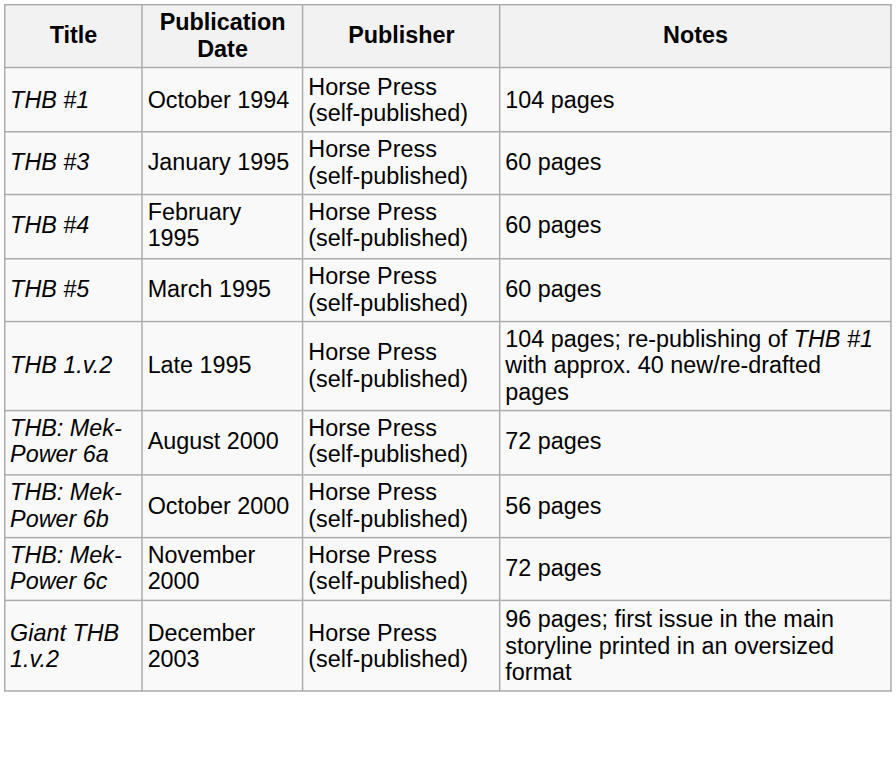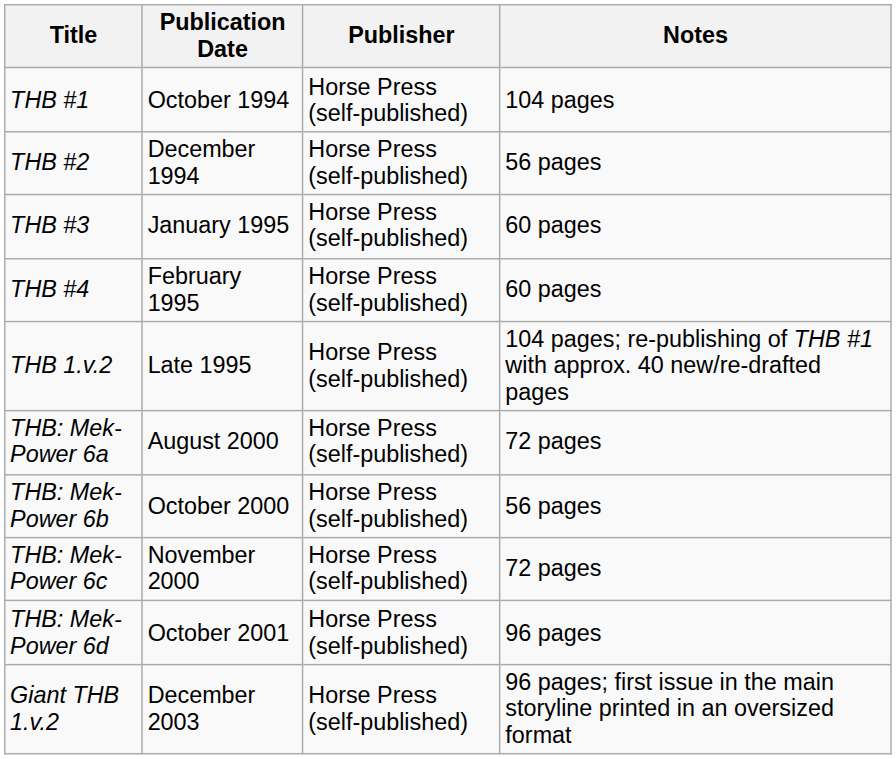+ row: (50, 162)
- row: (50, 289)
+ row: (66, 632)
